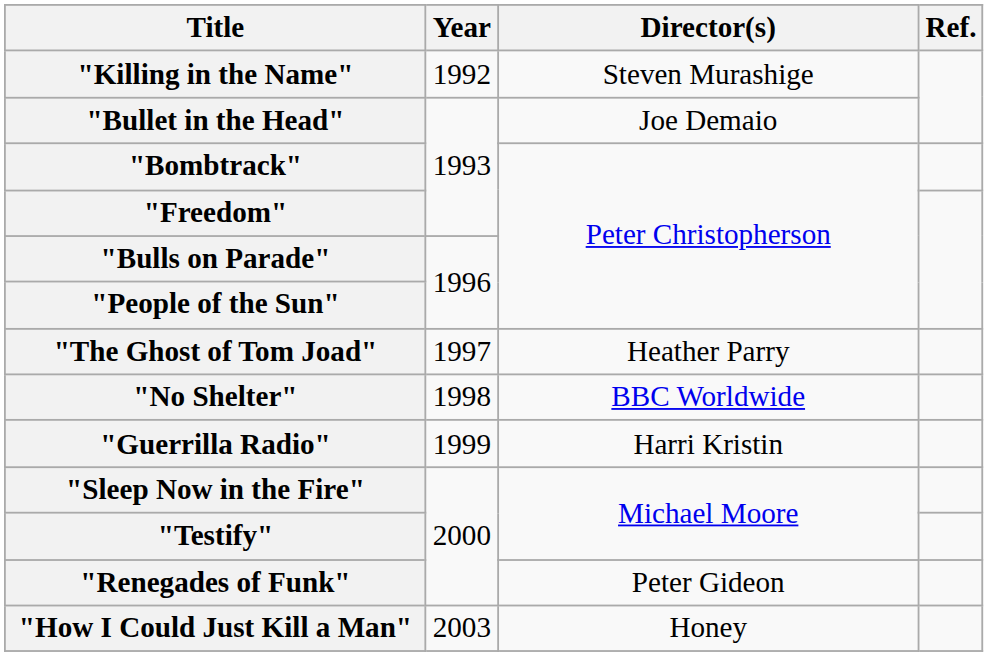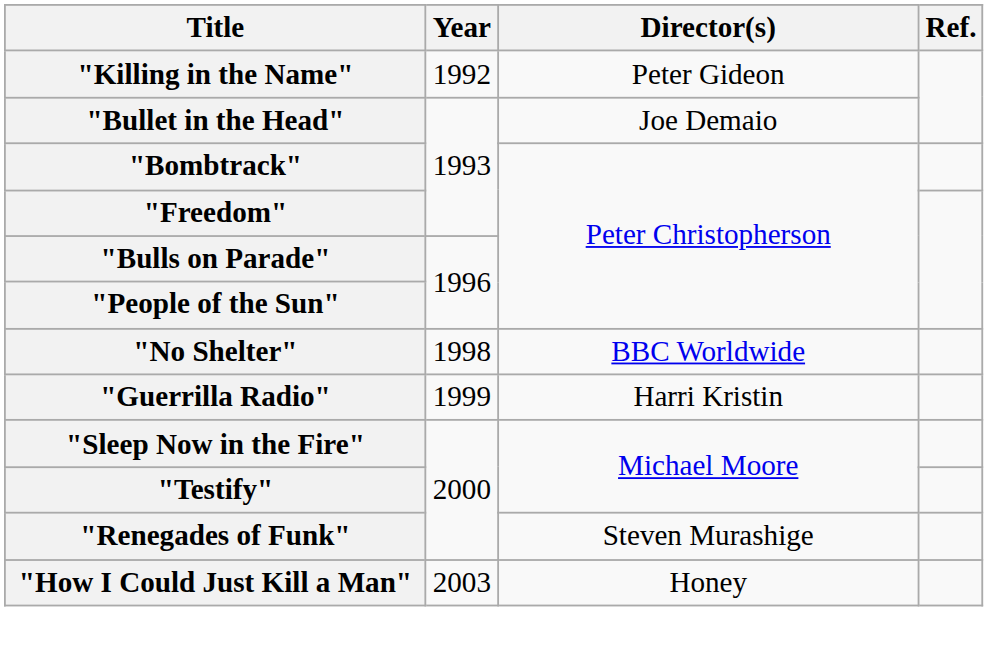(708, 73) Steven Murashige -> (708, 73) Peter Gideon
- row: (215, 350)
(708, 581) Peter Gideon -> (708, 535) Steven Murashige
